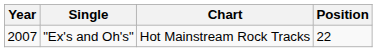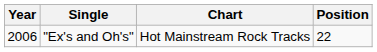(22, 36) 2007 -> (22, 36) 2006
